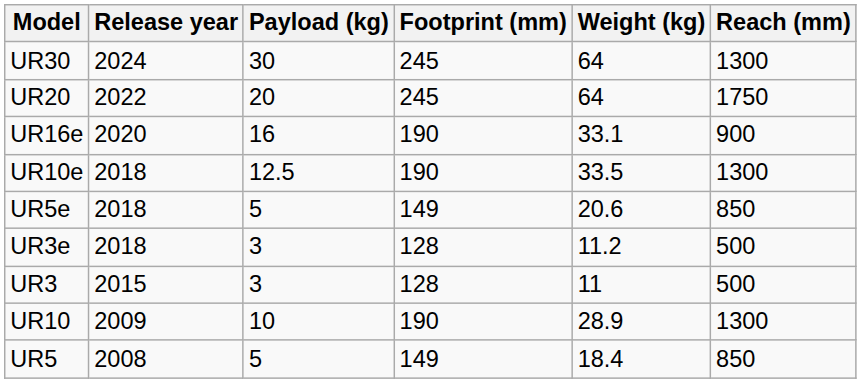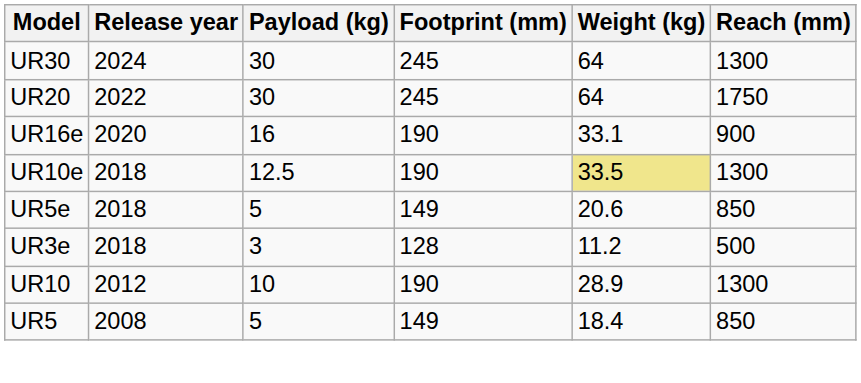(262, 97) 20 -> (262, 97) 30
(601, 172) no background -> (601, 172) khaki background
- row: (34, 284)
(120, 321) 2009 -> (120, 284) 2012
